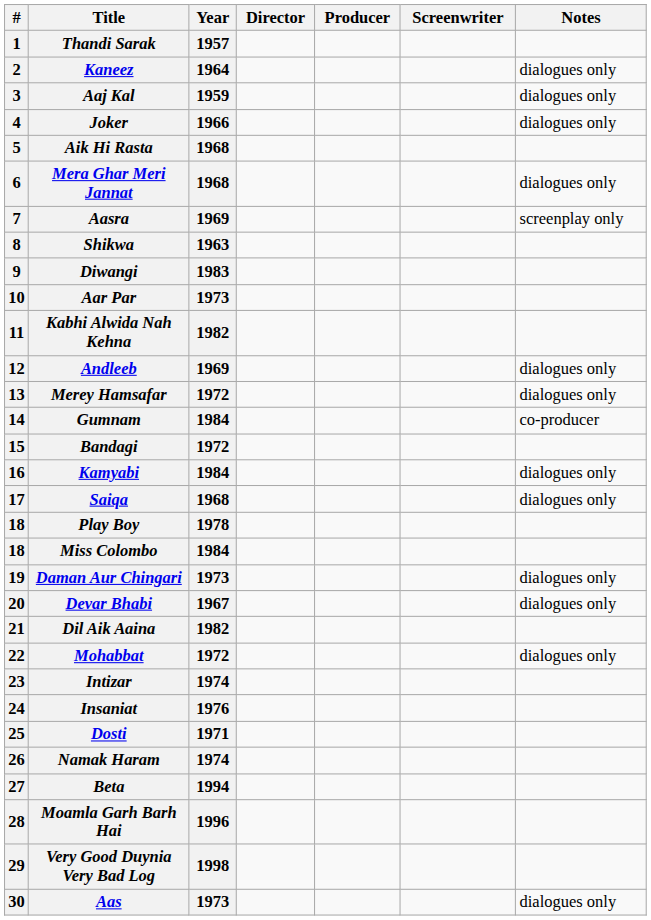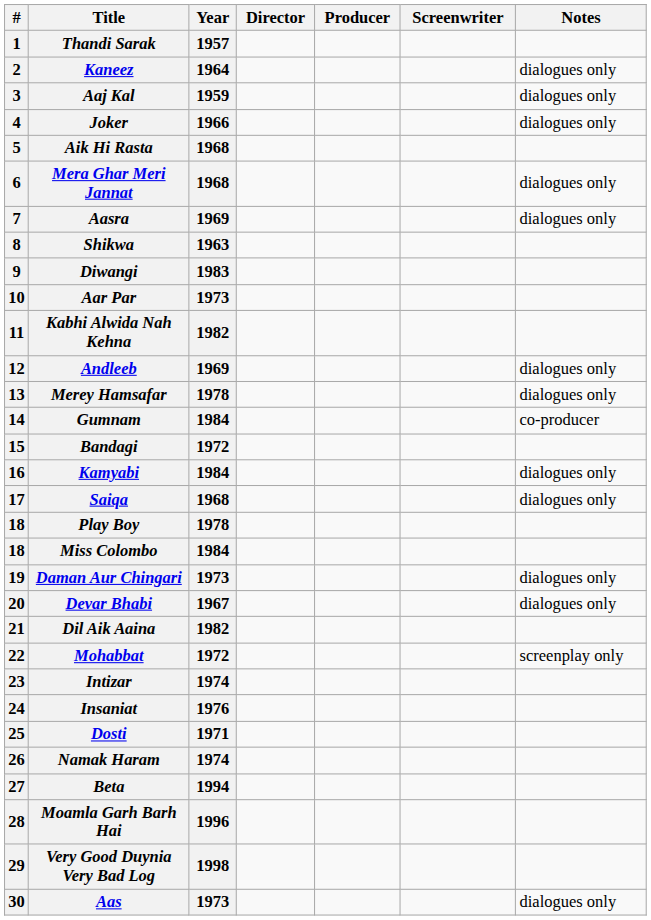(571, 219) screenplay only -> (568, 219) dialogues only
(213, 394) 1972 -> (213, 394) 1978
(568, 655) dialogues only -> (571, 655) screenplay only
